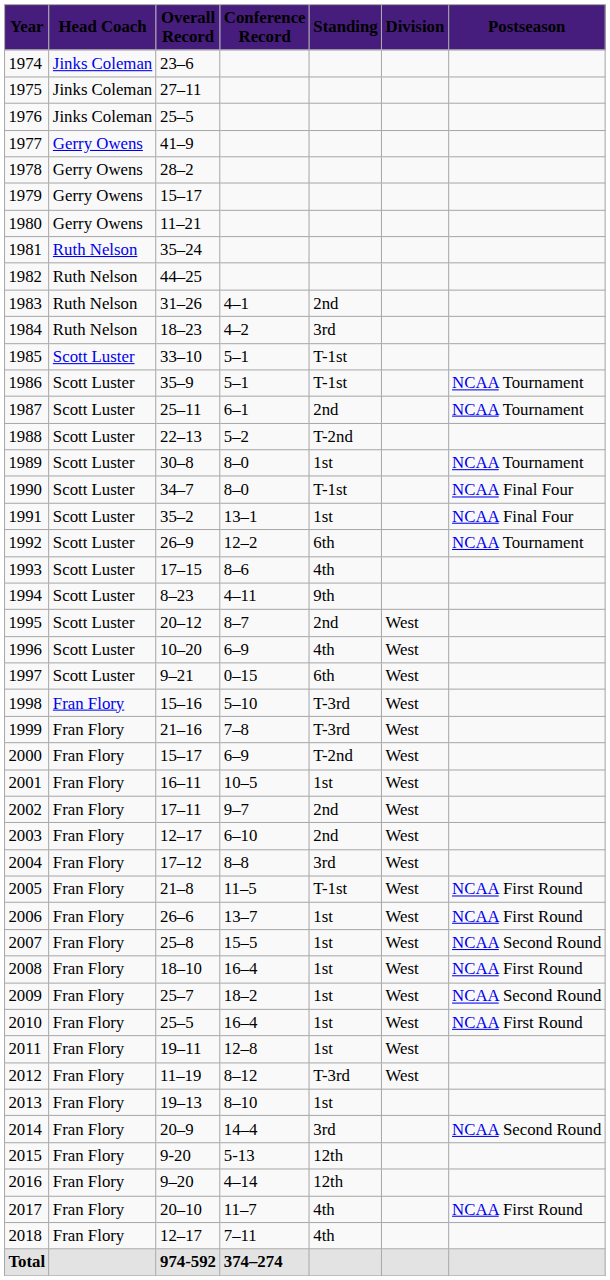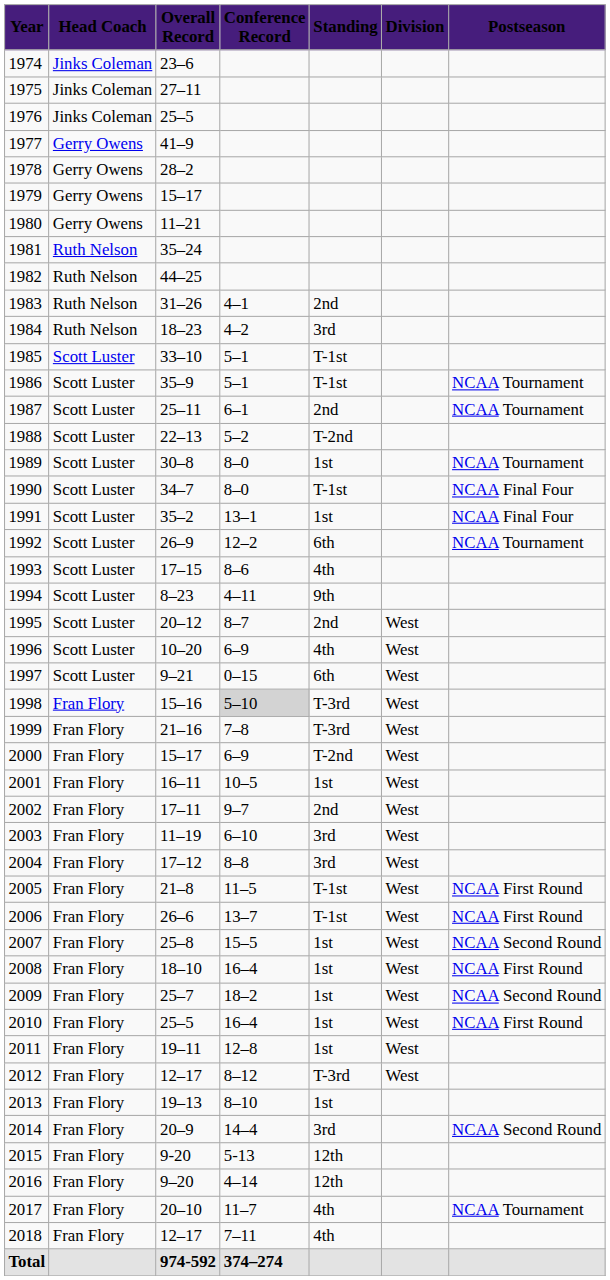(241, 702) no background -> (241, 702) lightgrey background
(181, 836) 12–17 -> (181, 836) 11–19
(326, 836) 2nd -> (325, 836) 3rd
(323, 915) 1st -> (330, 915) T-1st
(181, 1075) 11–19 -> (181, 1075) 12–17
(517, 1209) NCAA First Round -> (518, 1209) NCAA Tournament
